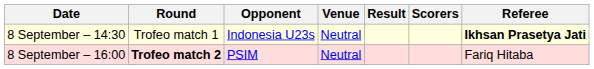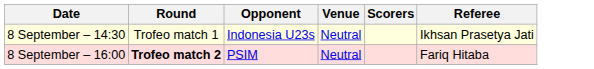- column: (386, 14)
(525, 34) bold -> (477, 34) normal
